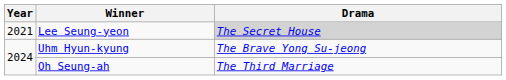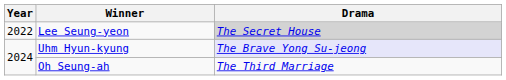(20, 31) 2021 -> (20, 31) 2022
(291, 48) no background -> (291, 48) lavender background
